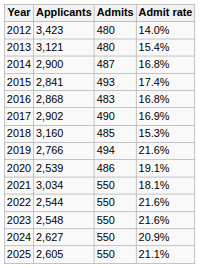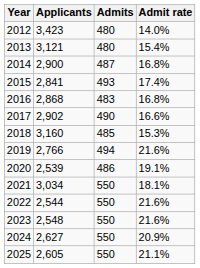(154, 116) 16.9% -> (154, 116) 16.6%
